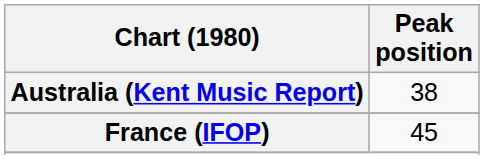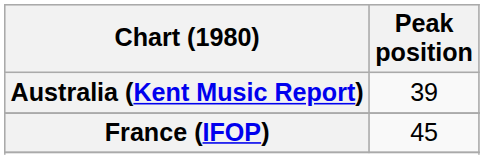(424, 92) 38 -> (424, 92) 39
